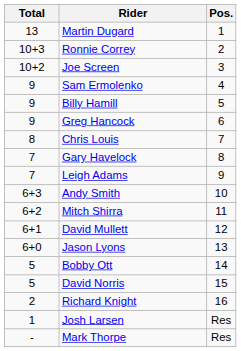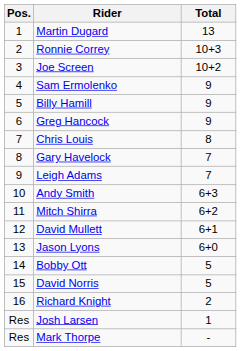columns swapped: (221, 13) <-> (32, 13)
